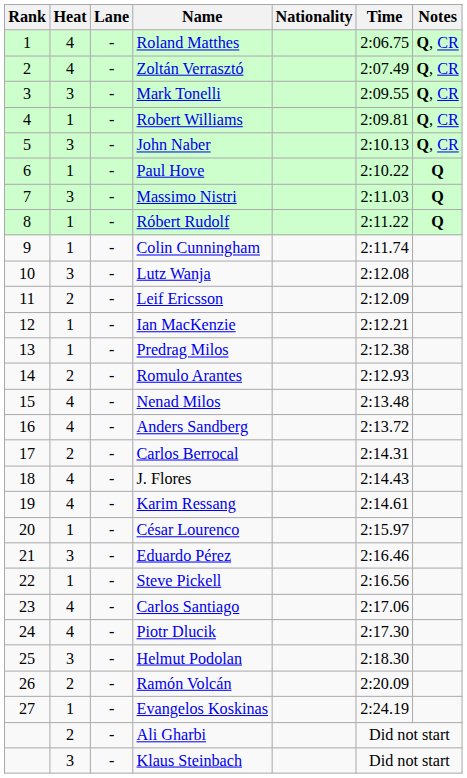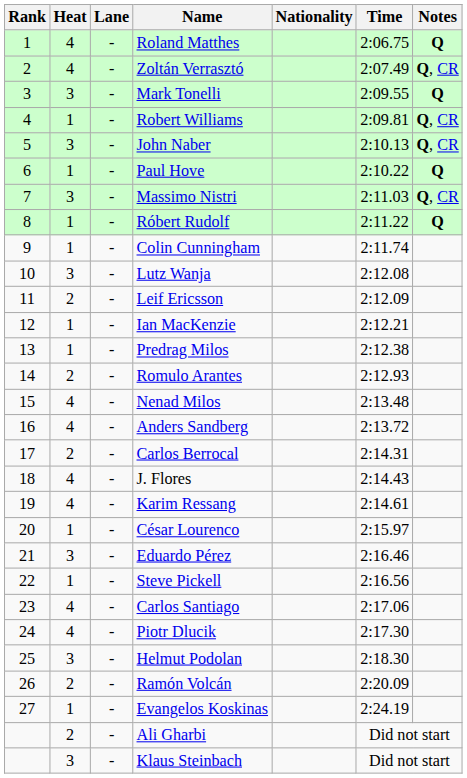(438, 42) Q, CR -> (438, 42) Q
(438, 94) Q, CR -> (438, 94) Q
(438, 196) Q -> (438, 196) Q, CR
